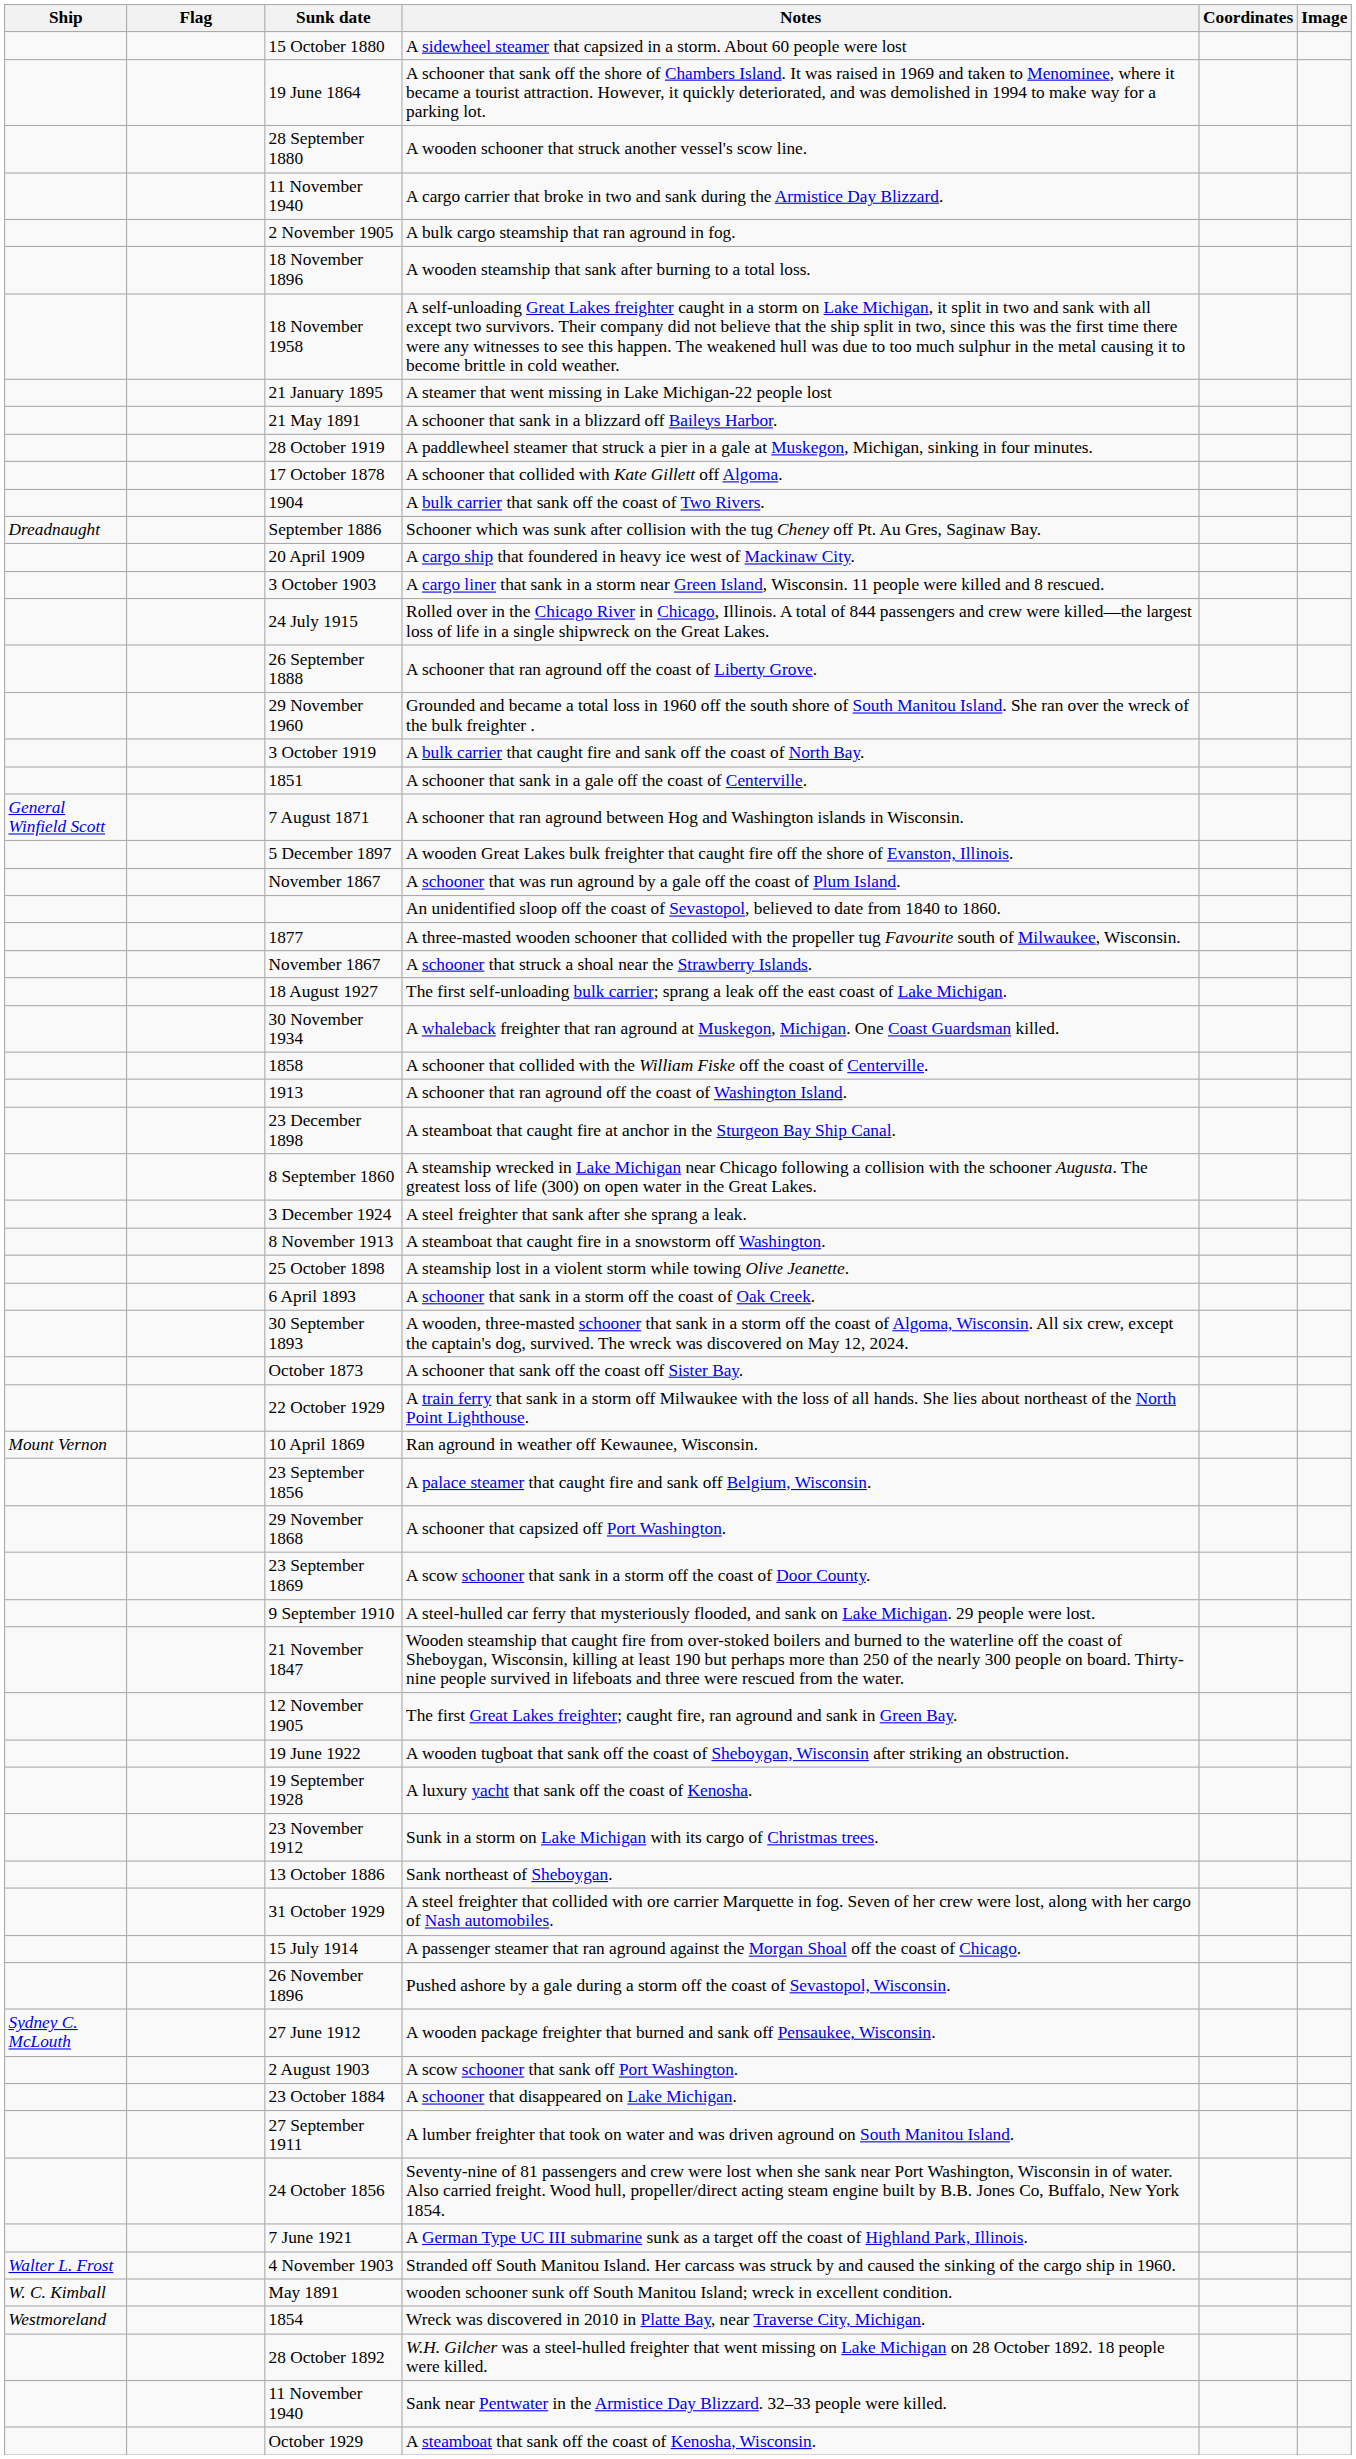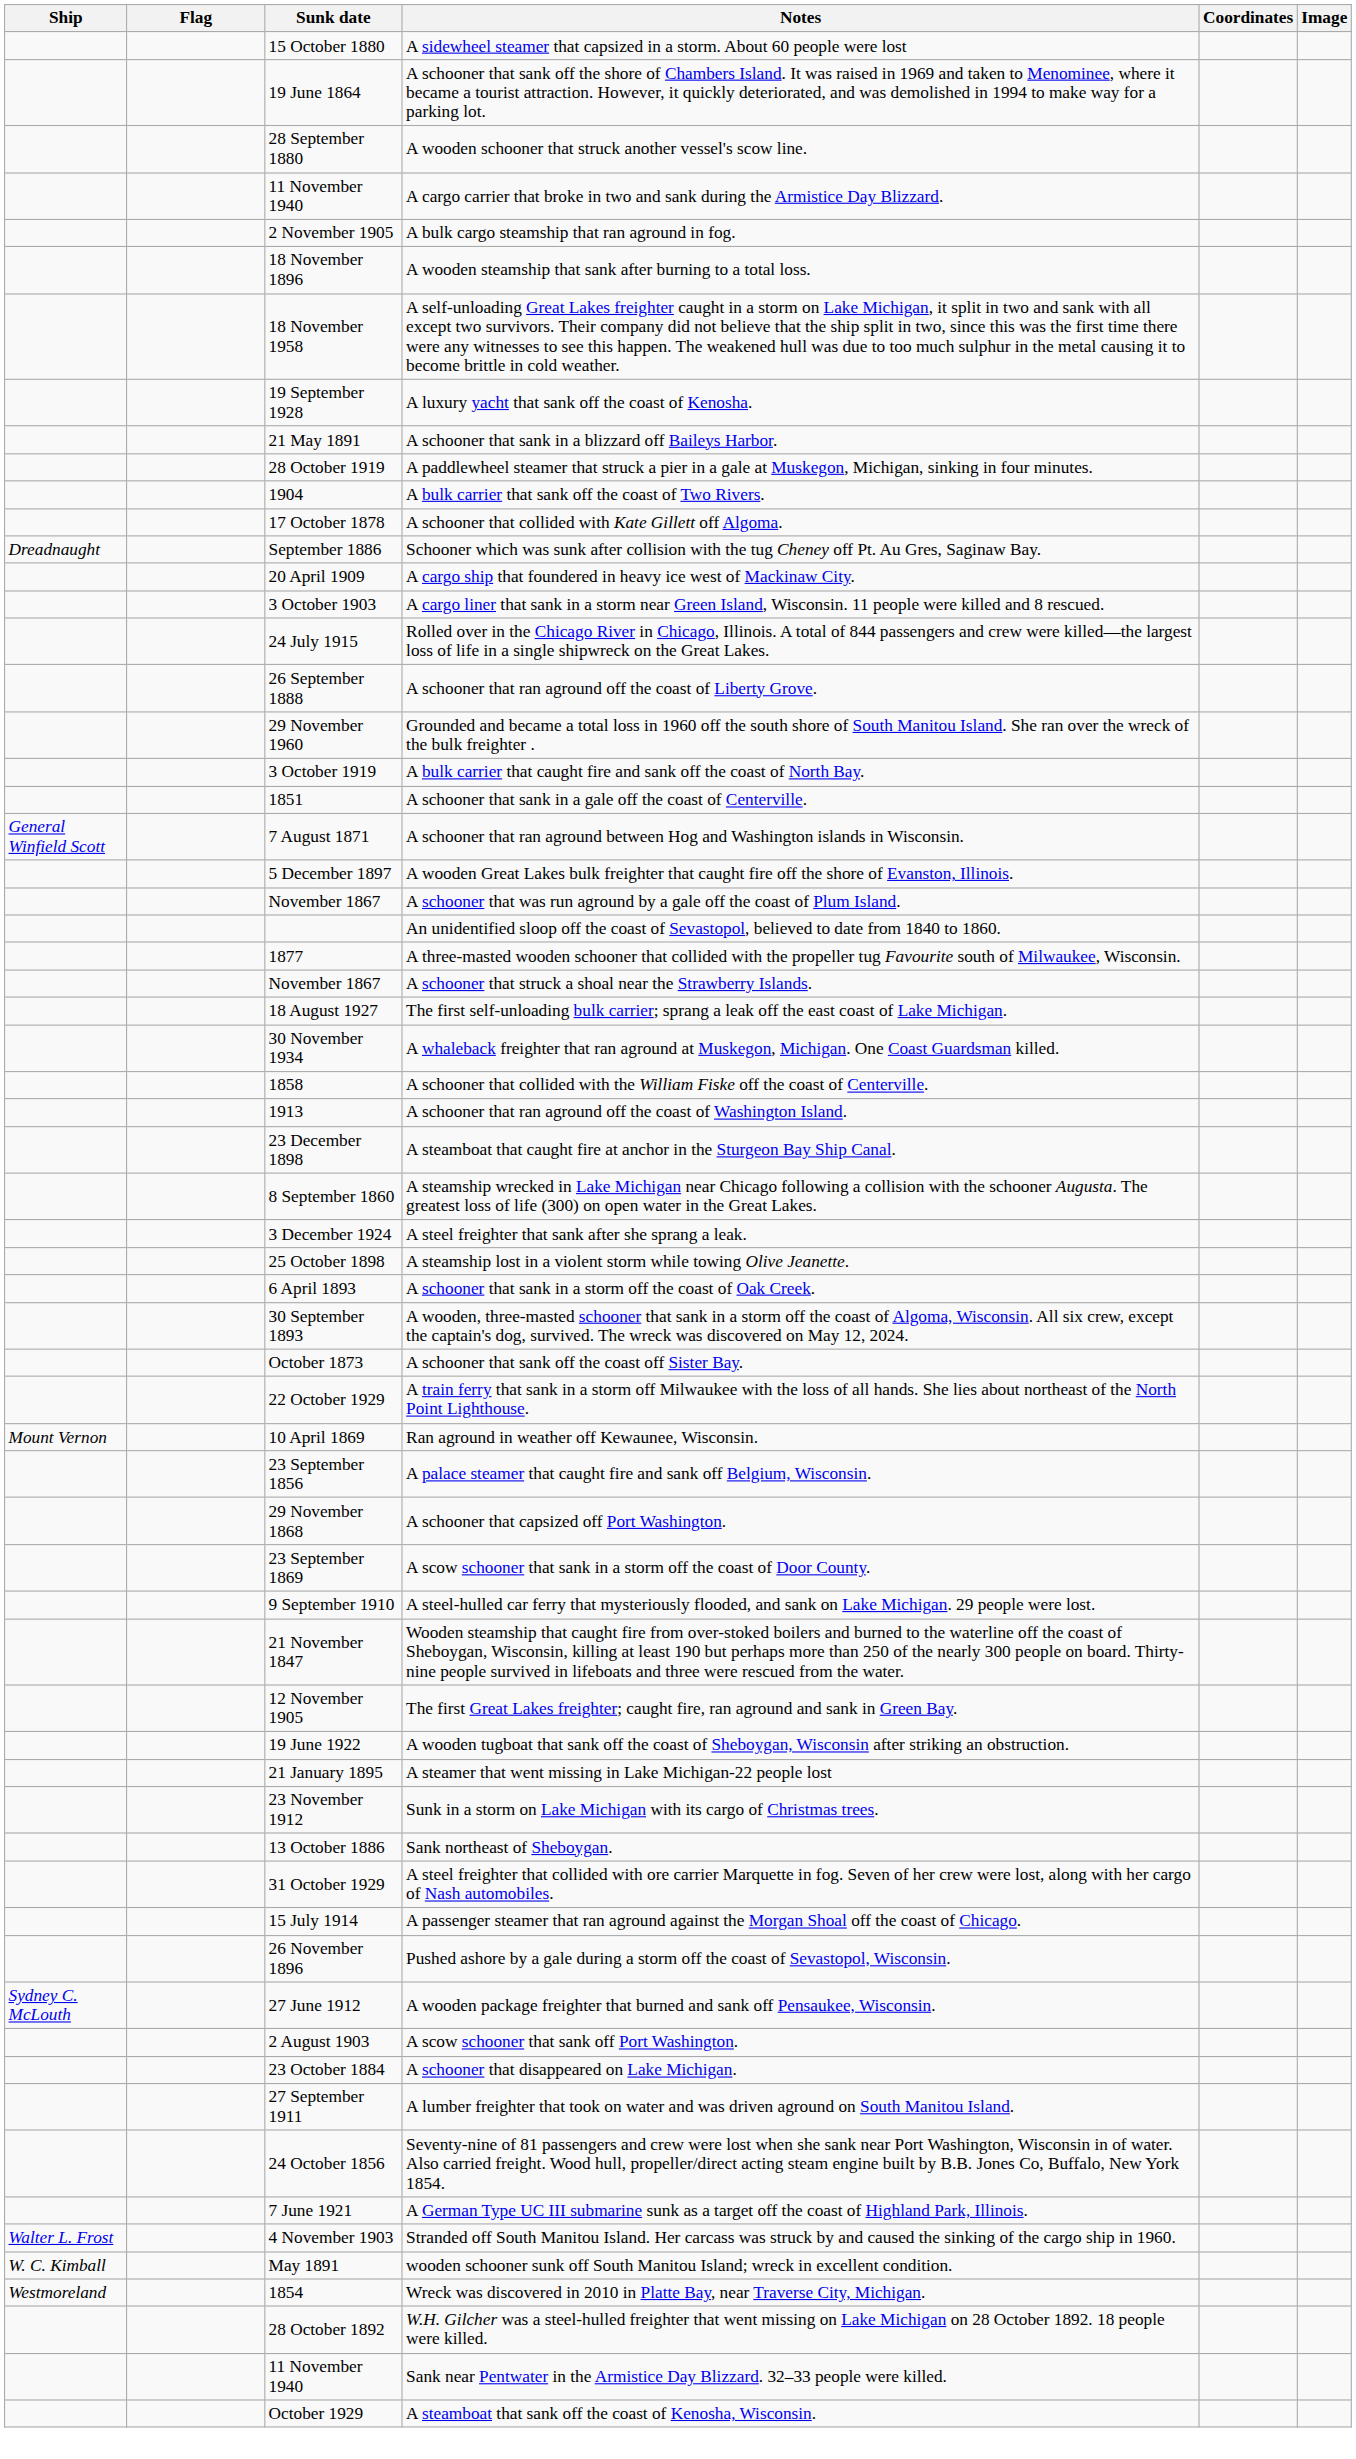rows swapped: (619, 392) <-> (579, 1790)
rows swapped: (585, 502) <-> (594, 475)
- row: (616, 1241)
